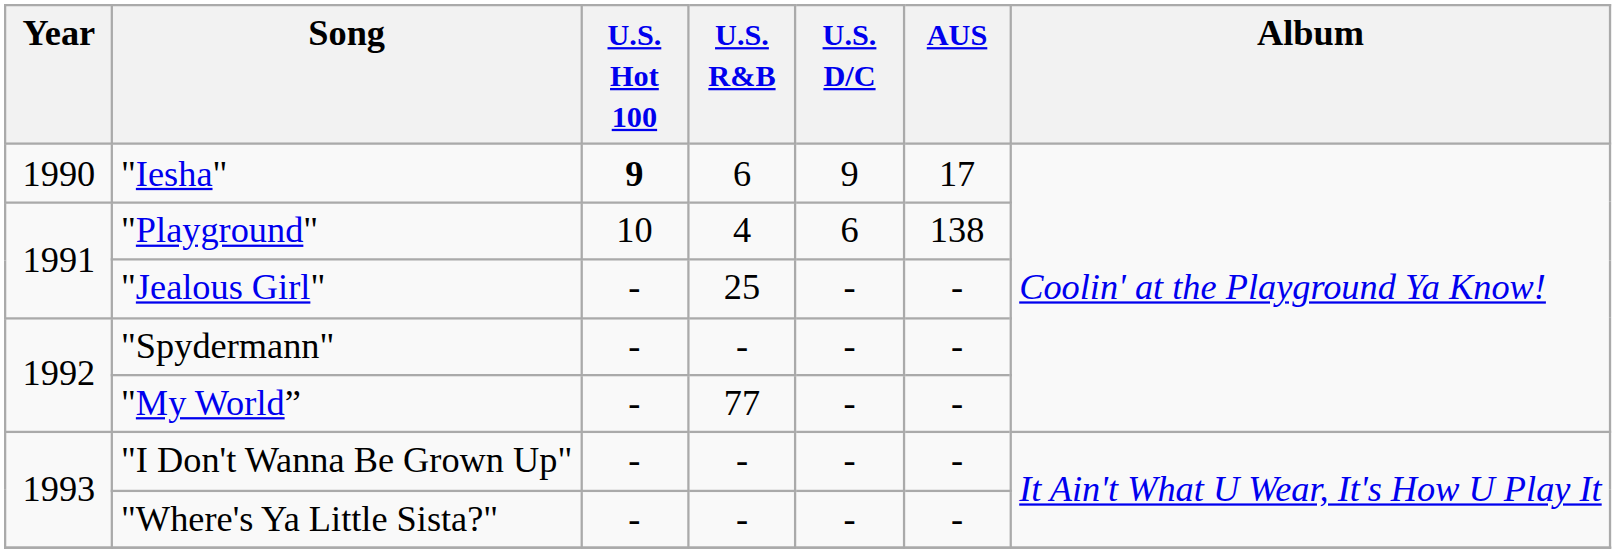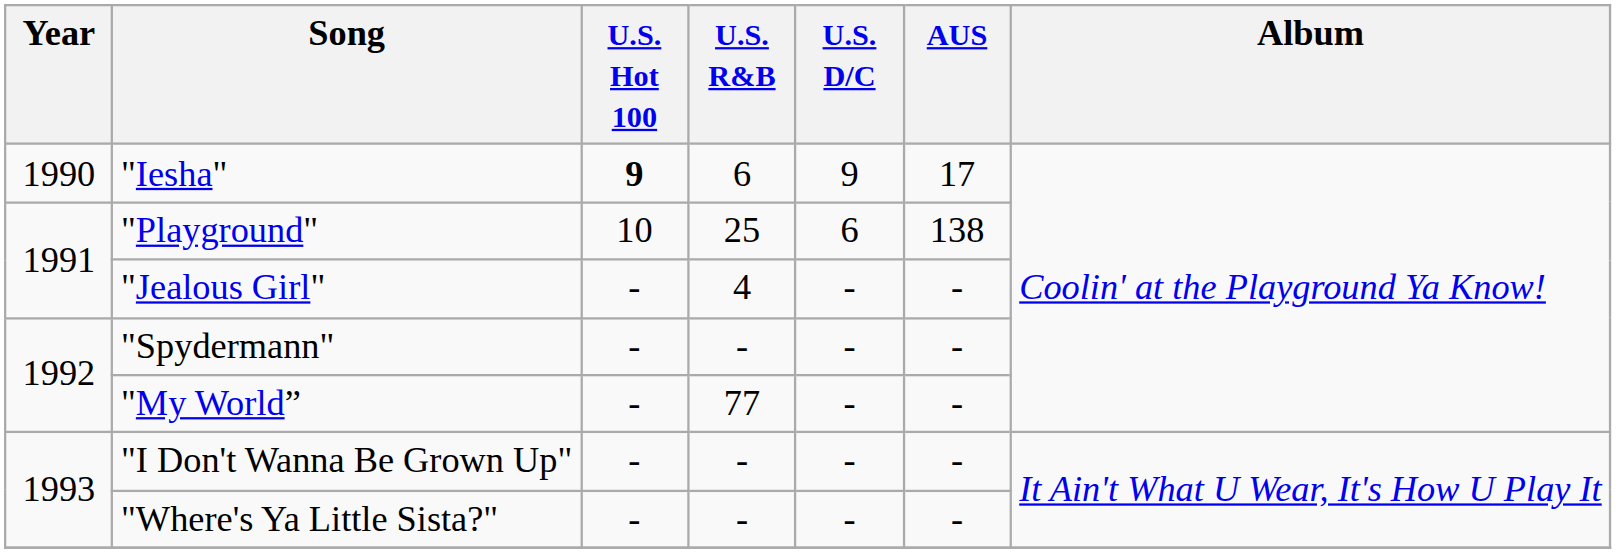(742, 230) 4 -> (742, 230) 25
(742, 287) 25 -> (742, 287) 4
